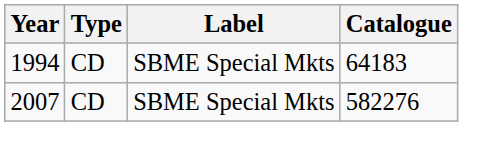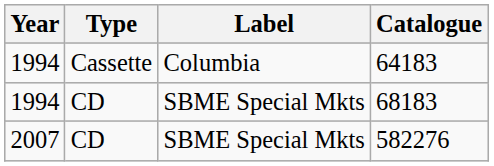+ row: (35, 62)
(376, 62) 64183 -> (407, 101) 68183
